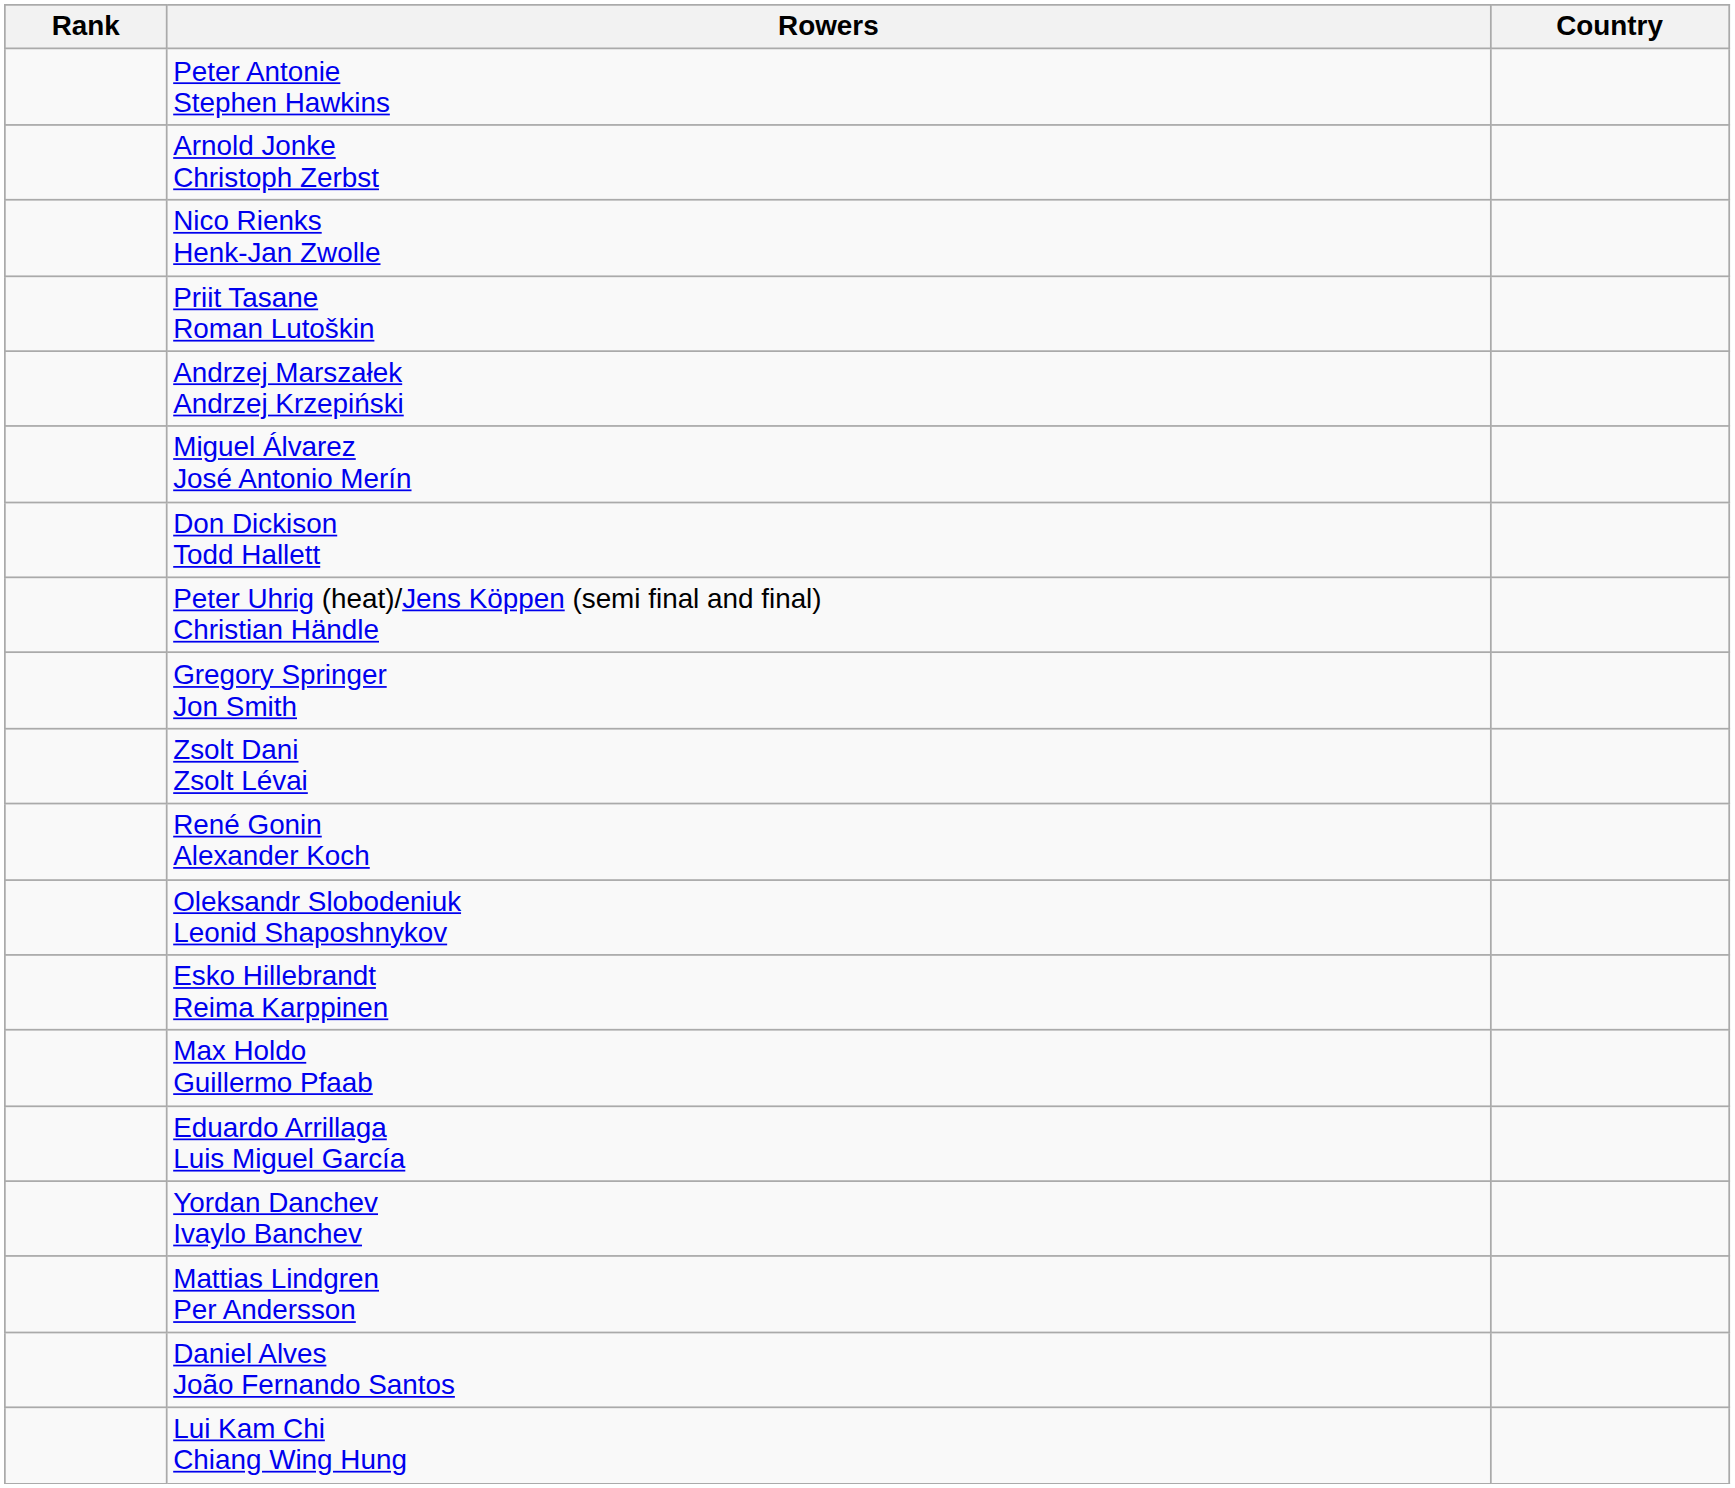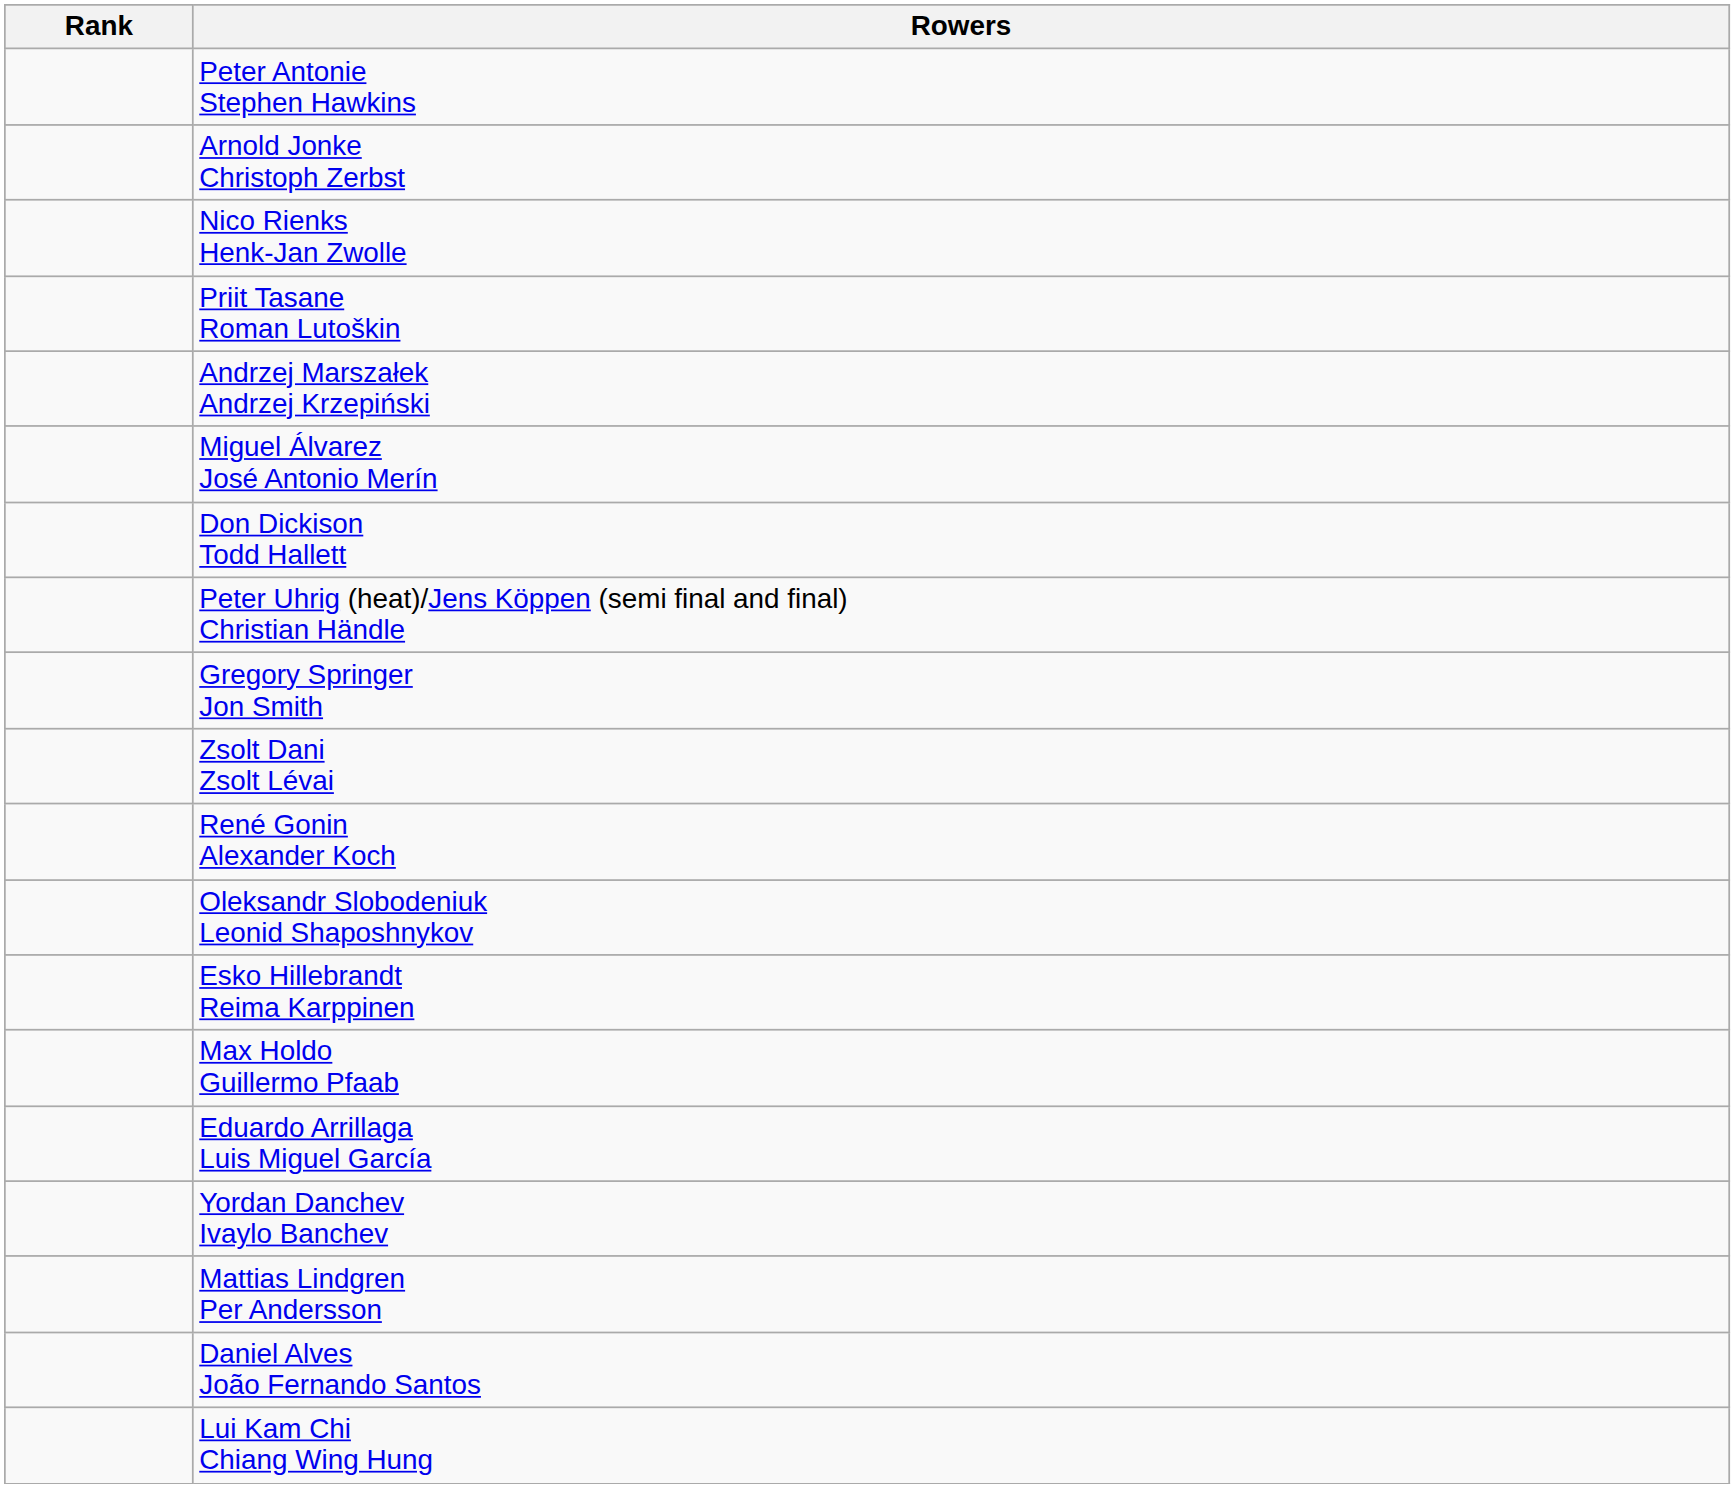- column: (1610, 26)
